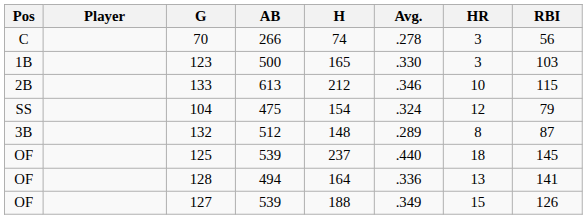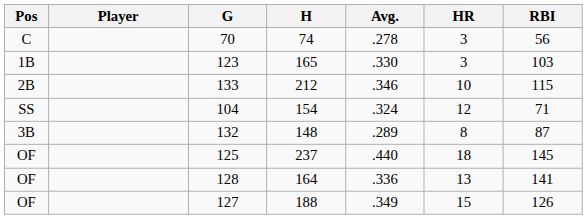- column: (270, 16)
(547, 109) 79 -> (542, 109) 71
